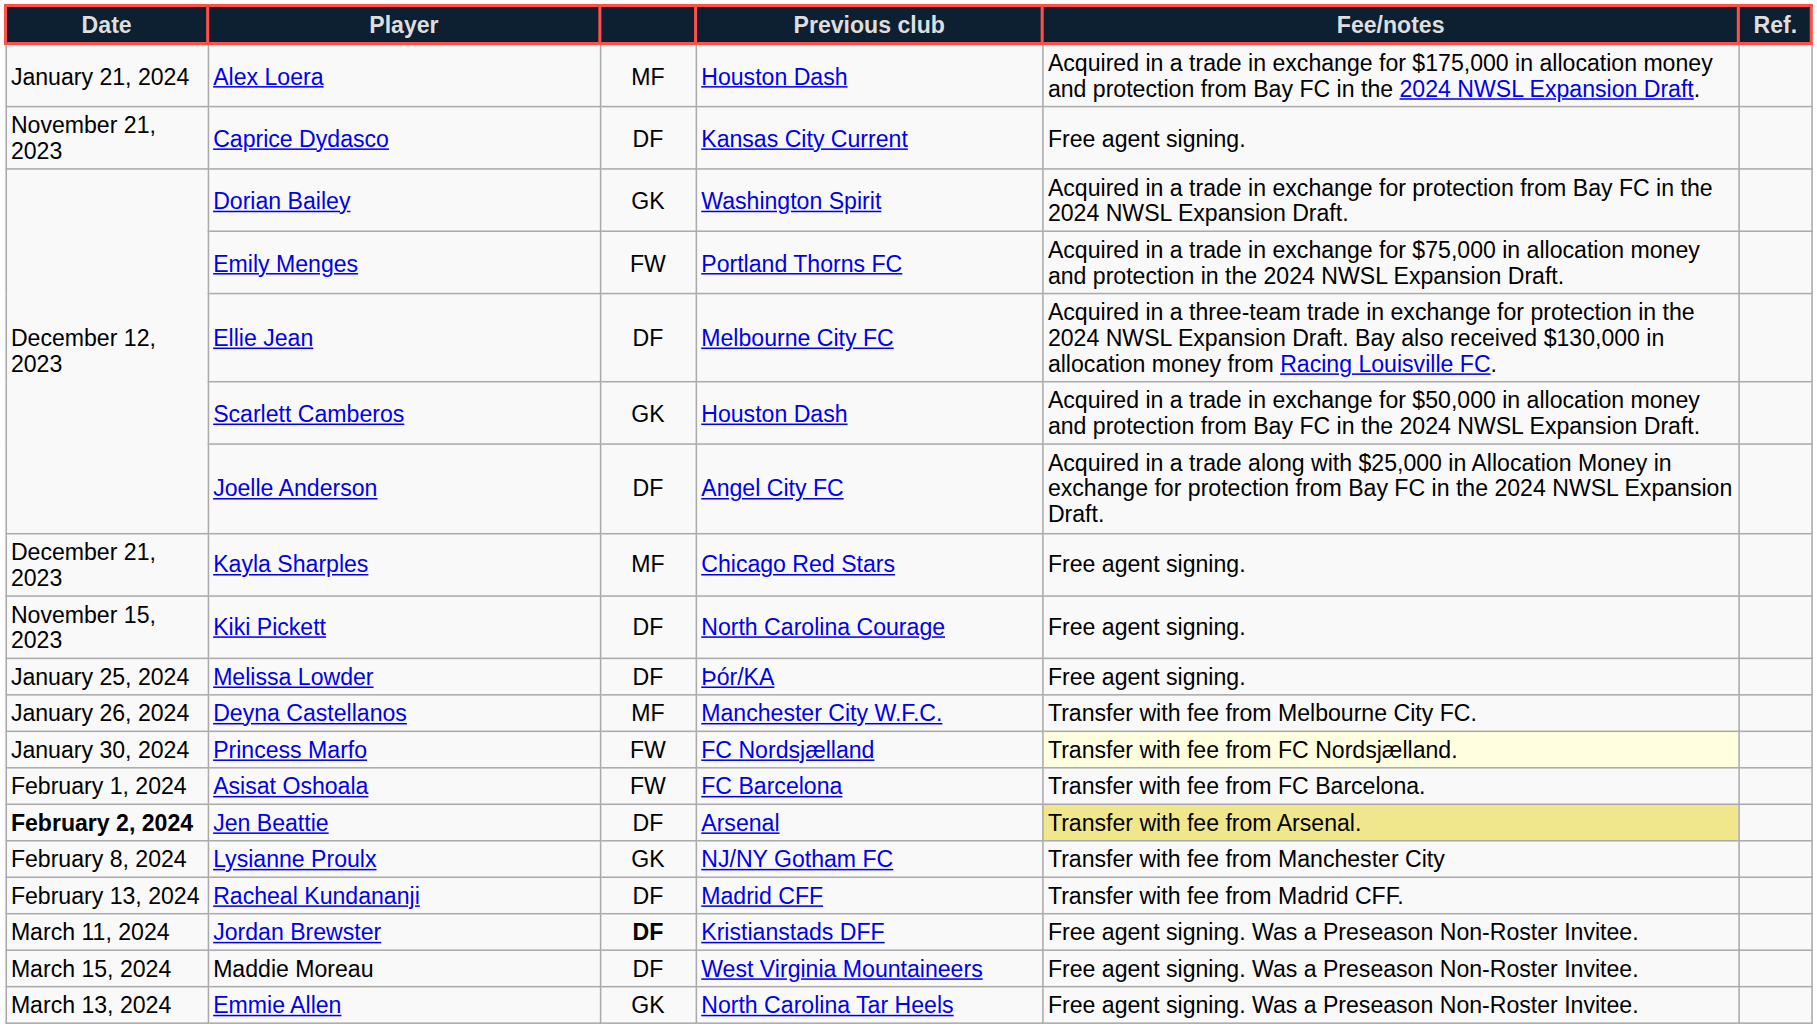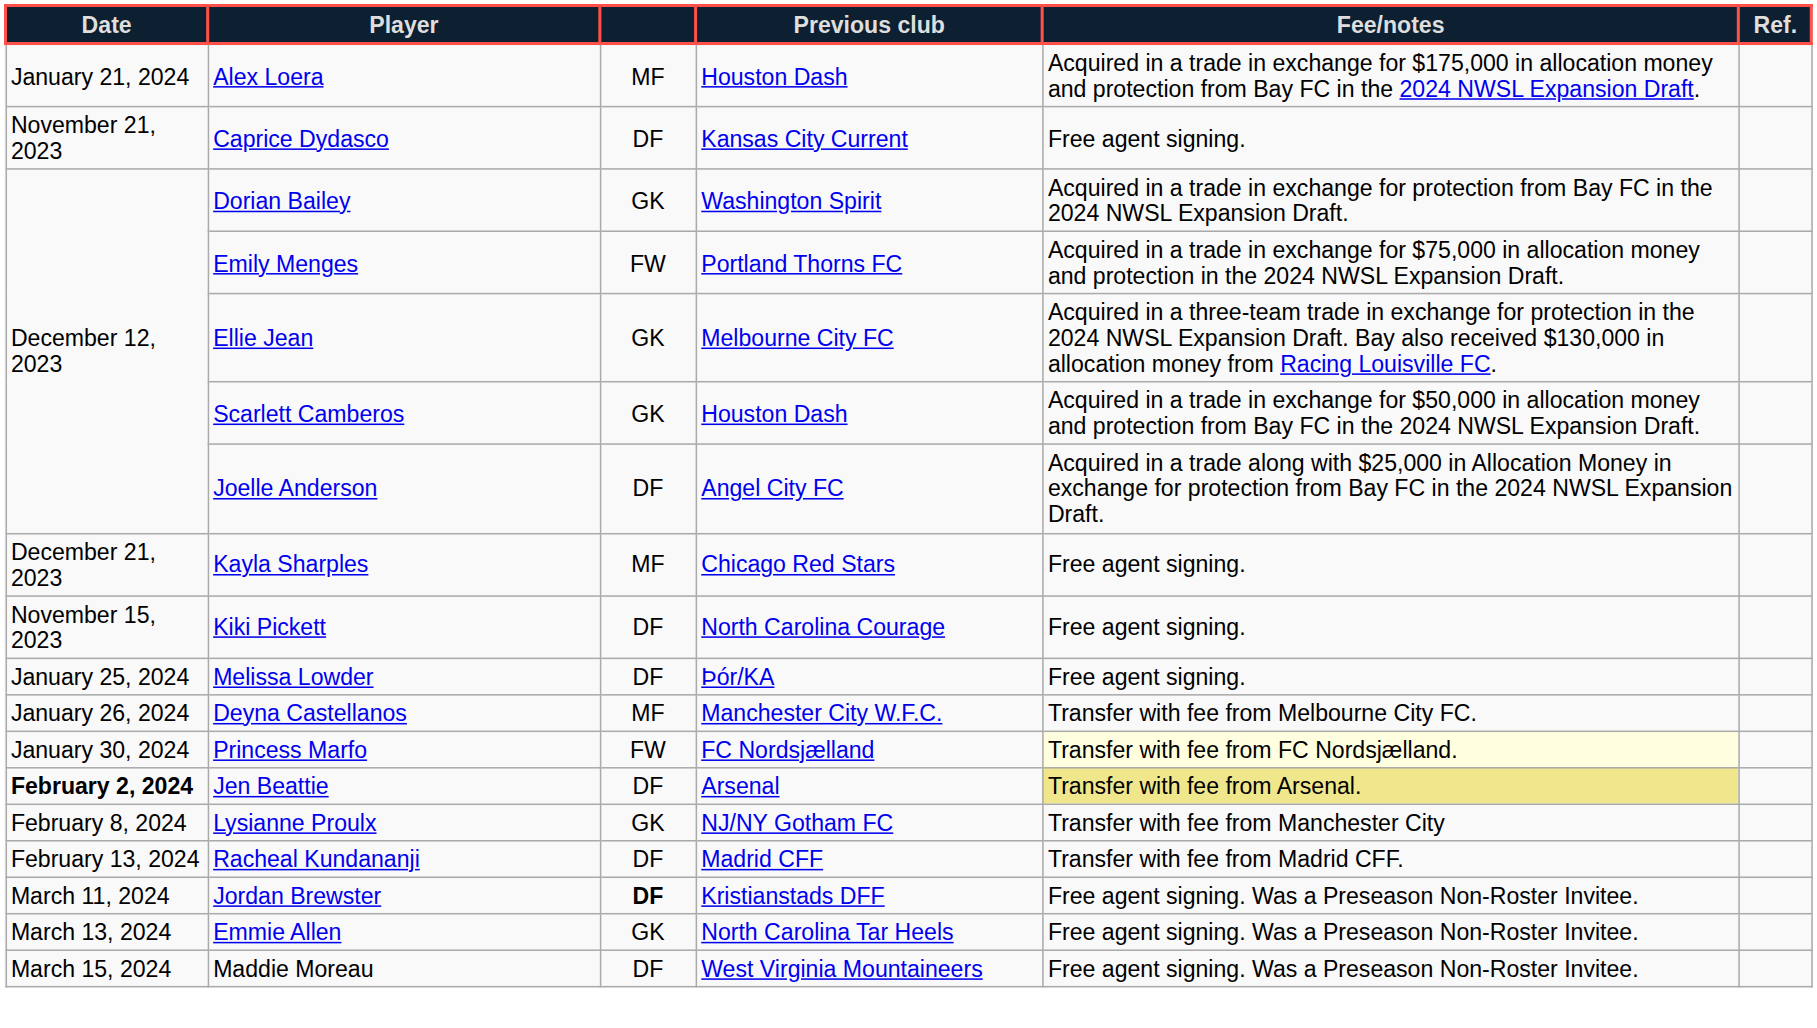(648, 338) DF -> (648, 338) GK
- row: (291, 786)
rows swapped: (277, 1005) <-> (293, 969)
